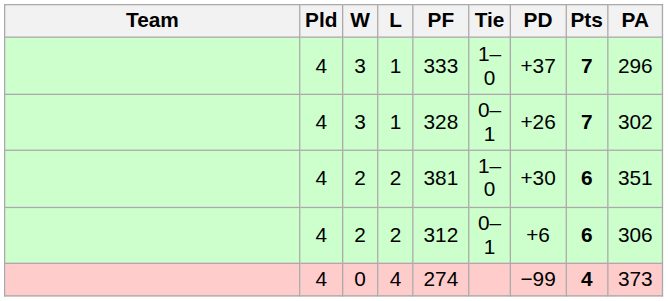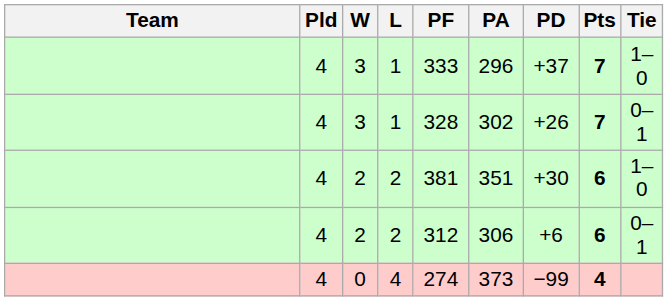columns swapped: (635, 20) <-> (489, 20)
